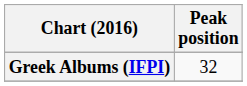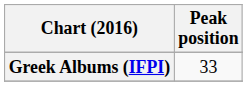(208, 66) 32 -> (208, 66) 33
